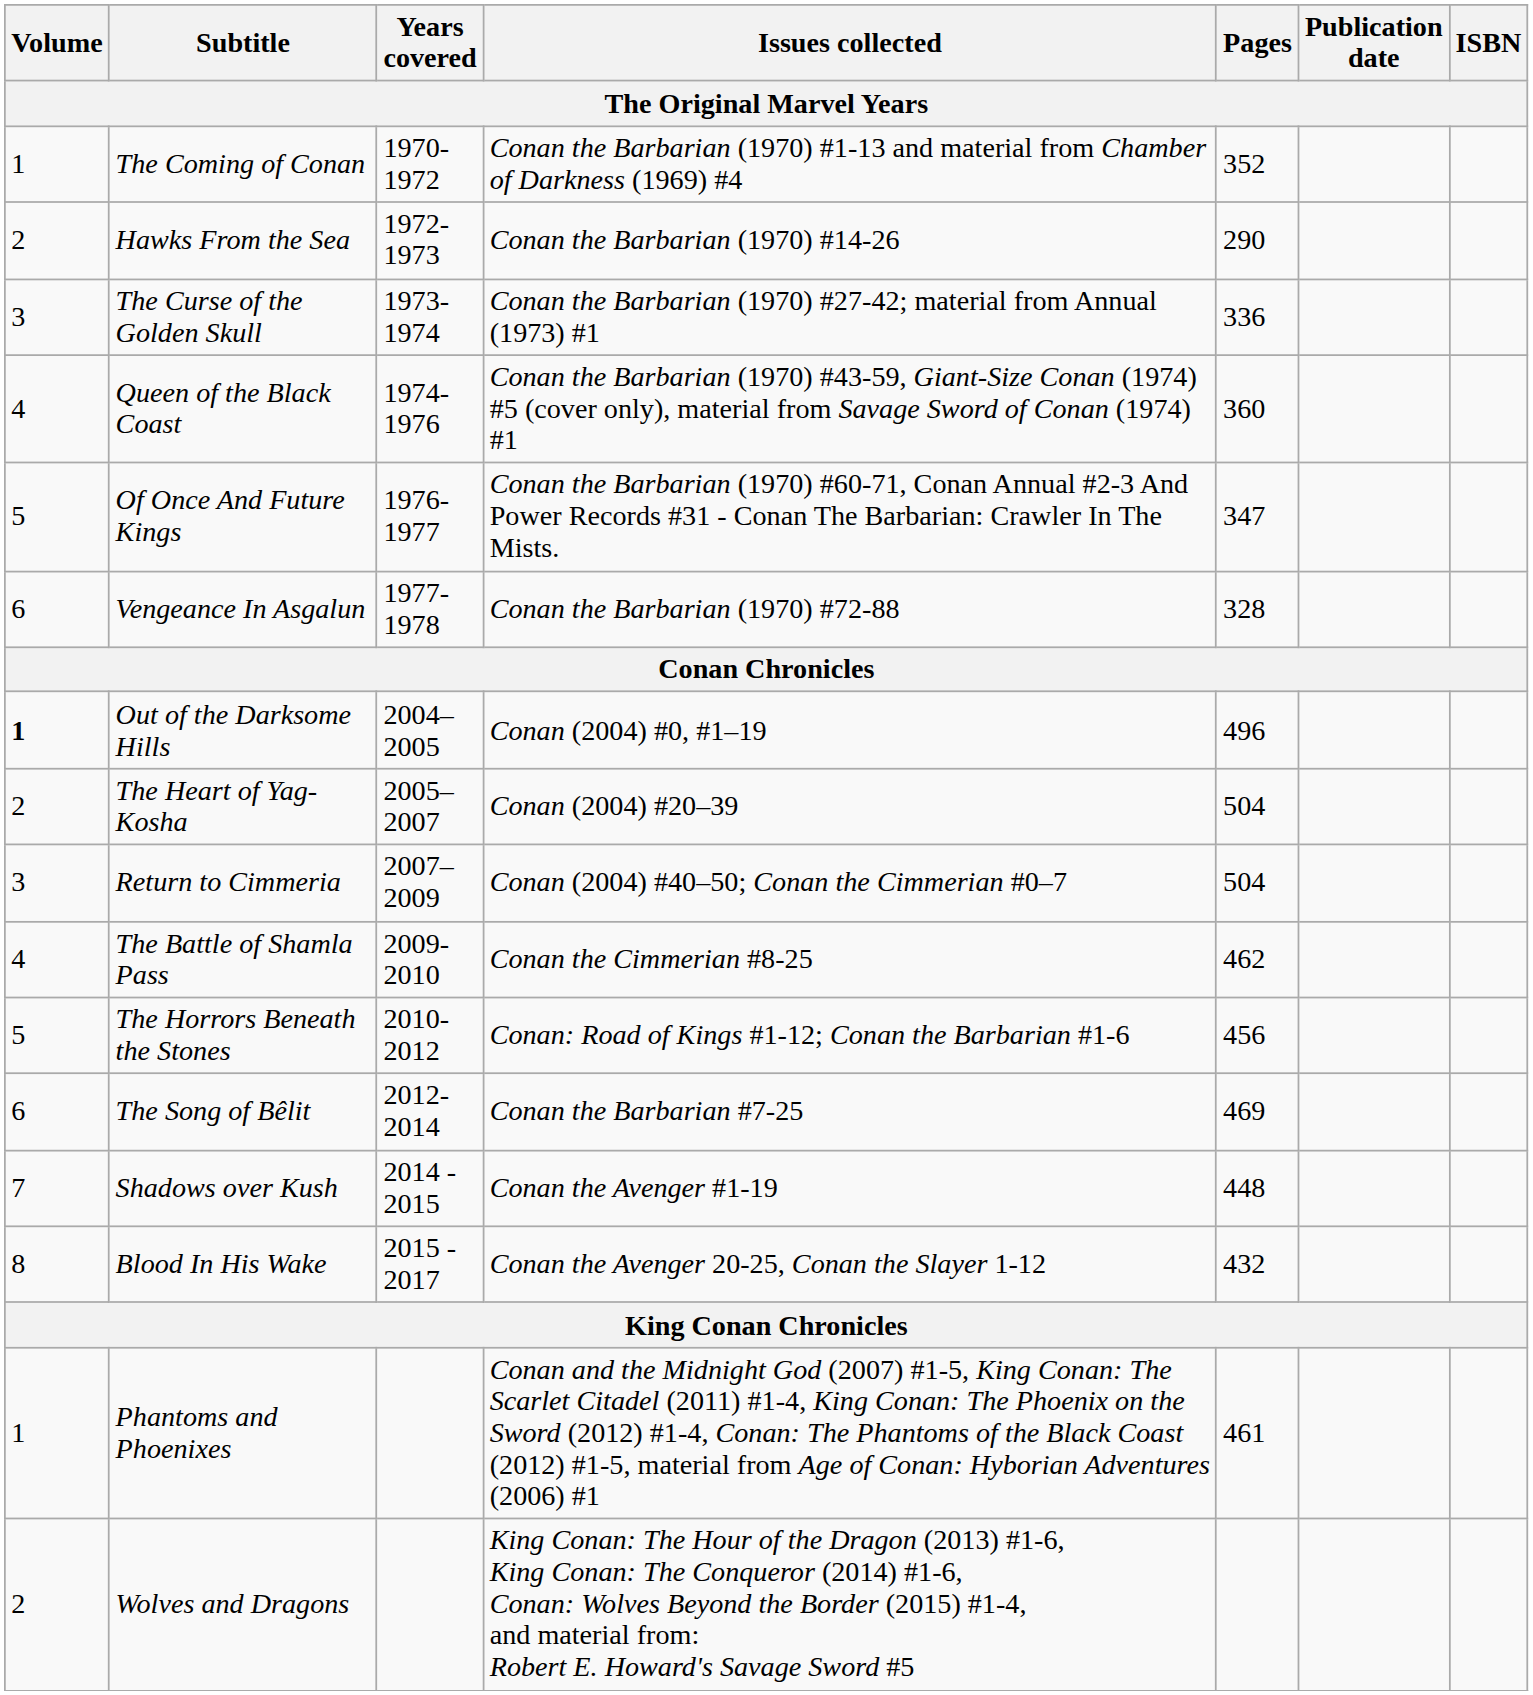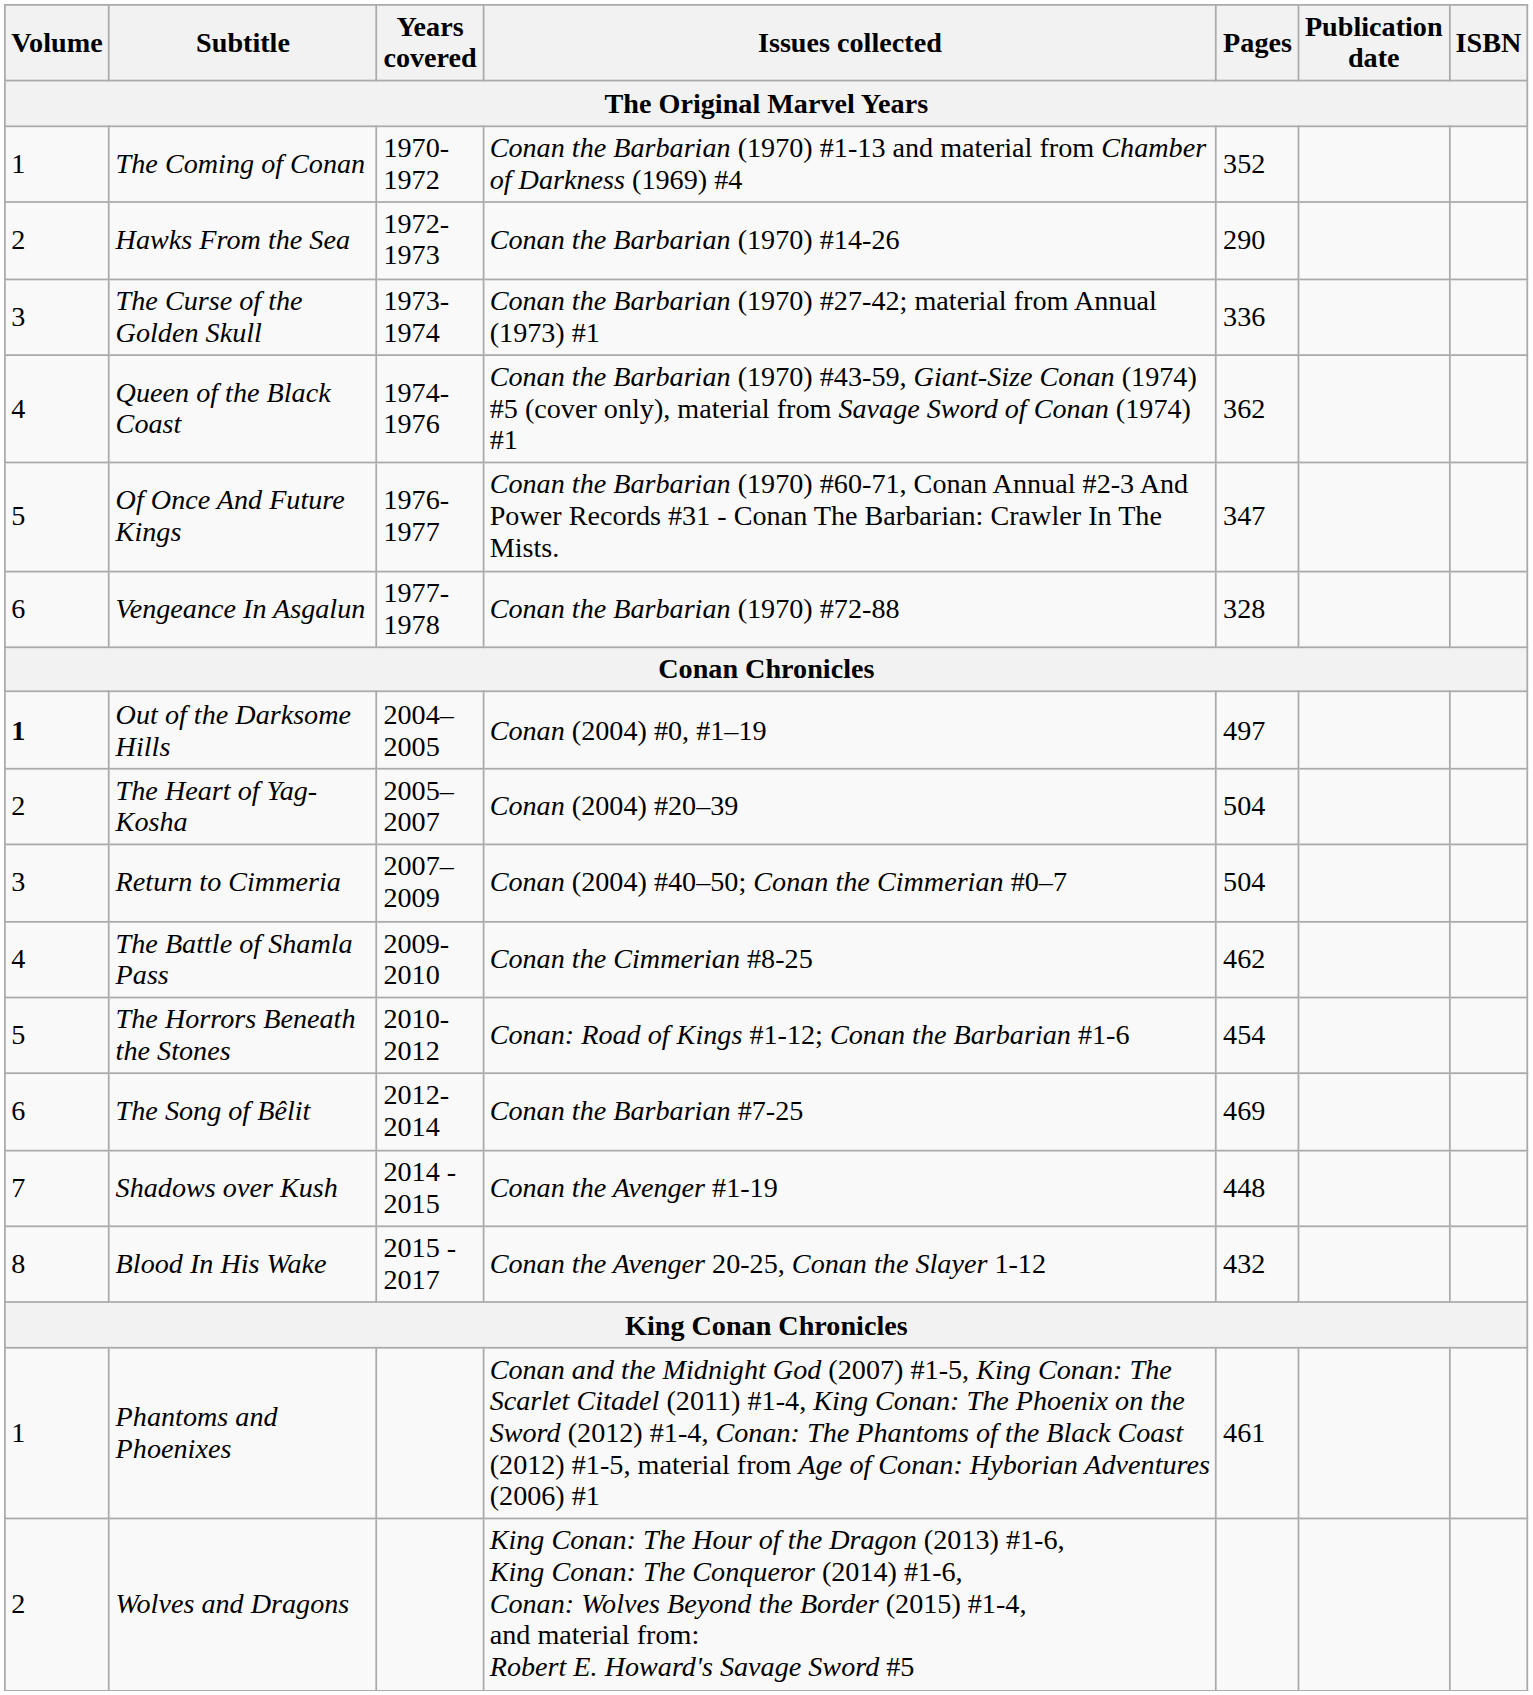(1244, 408) 360 -> (1244, 408) 362
(1244, 729) 496 -> (1244, 729) 497
(1244, 1035) 456 -> (1244, 1035) 454
